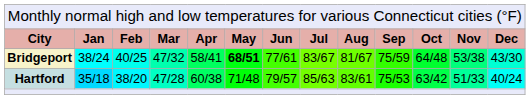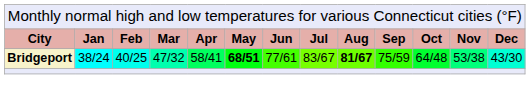(356, 58) normal -> (356, 58) bold
- row: (40, 78)
